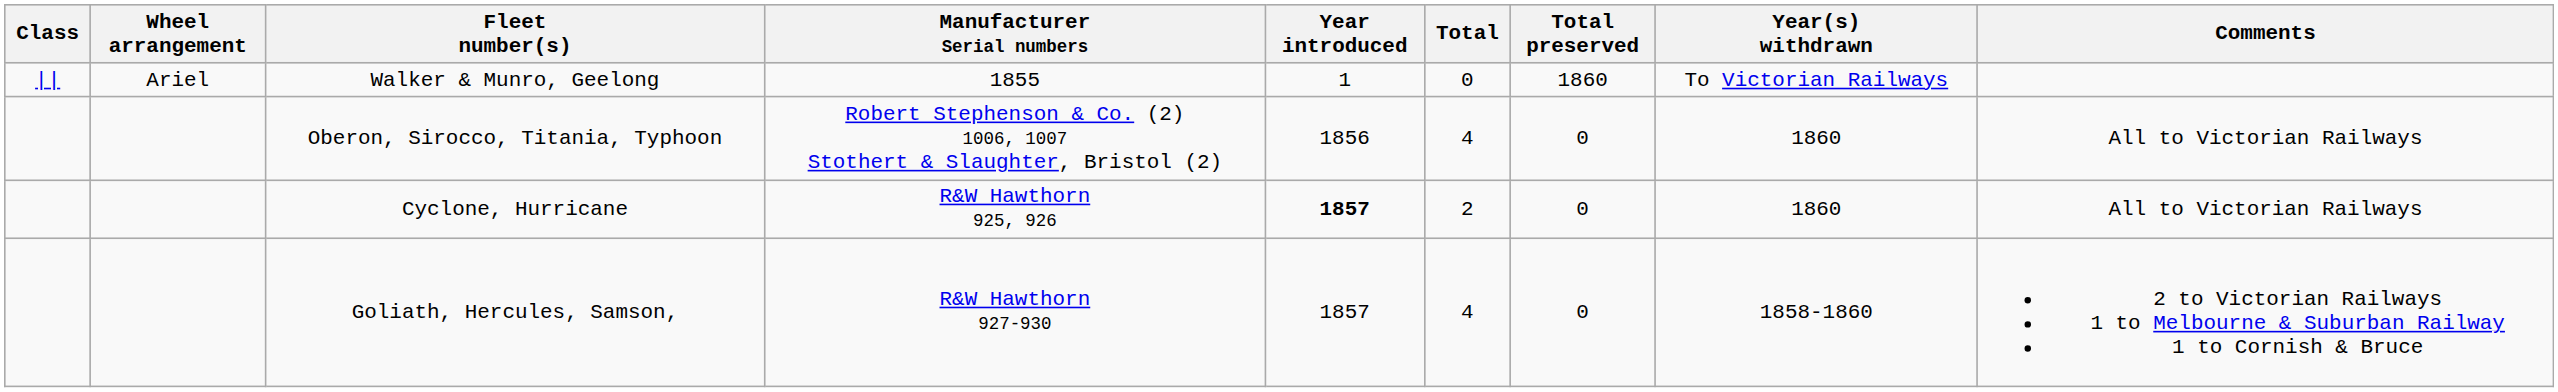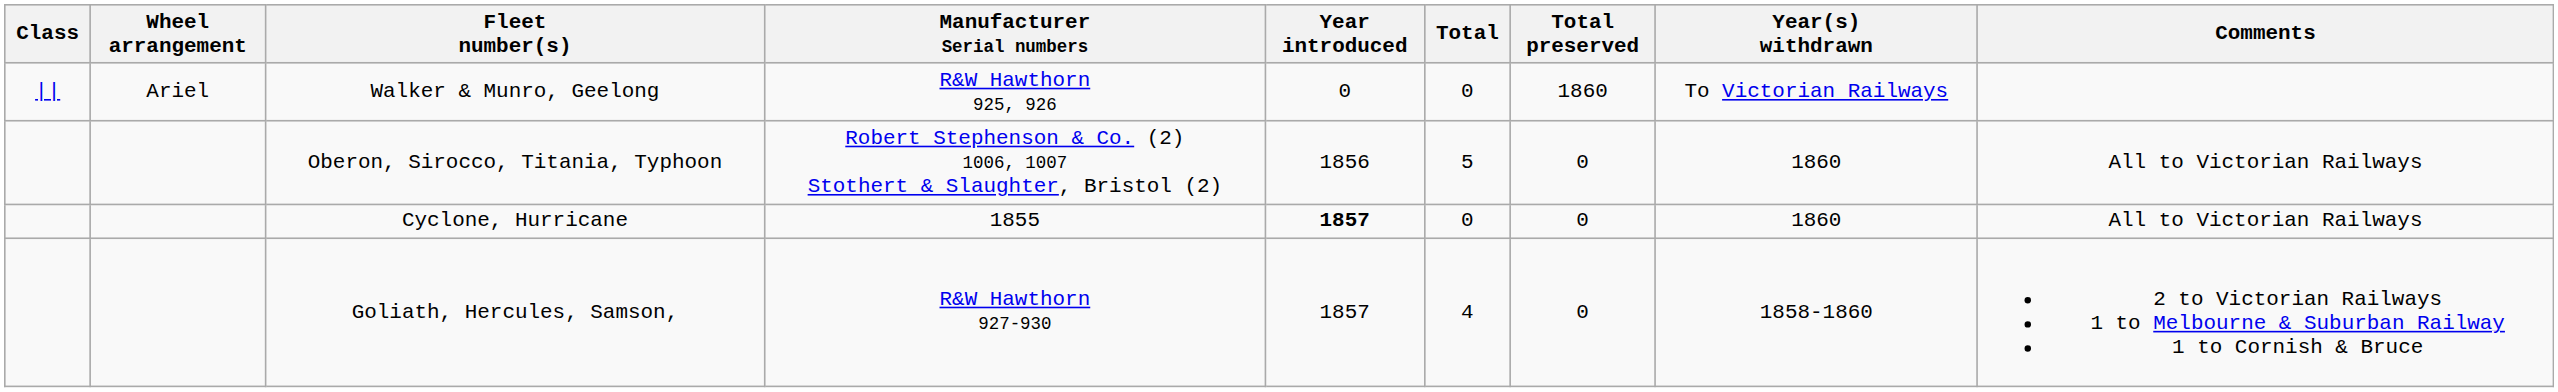(1015, 80) 1855 -> (1015, 91) R&W Hawthorn 925, 926
(1345, 80) 1 -> (1345, 92) 0
(1467, 138) 4 -> (1467, 163) 5
(1015, 208) R&W Hawthorn 925, 926 -> (1015, 221) 1855
(1467, 209) 2 -> (1467, 221) 0
